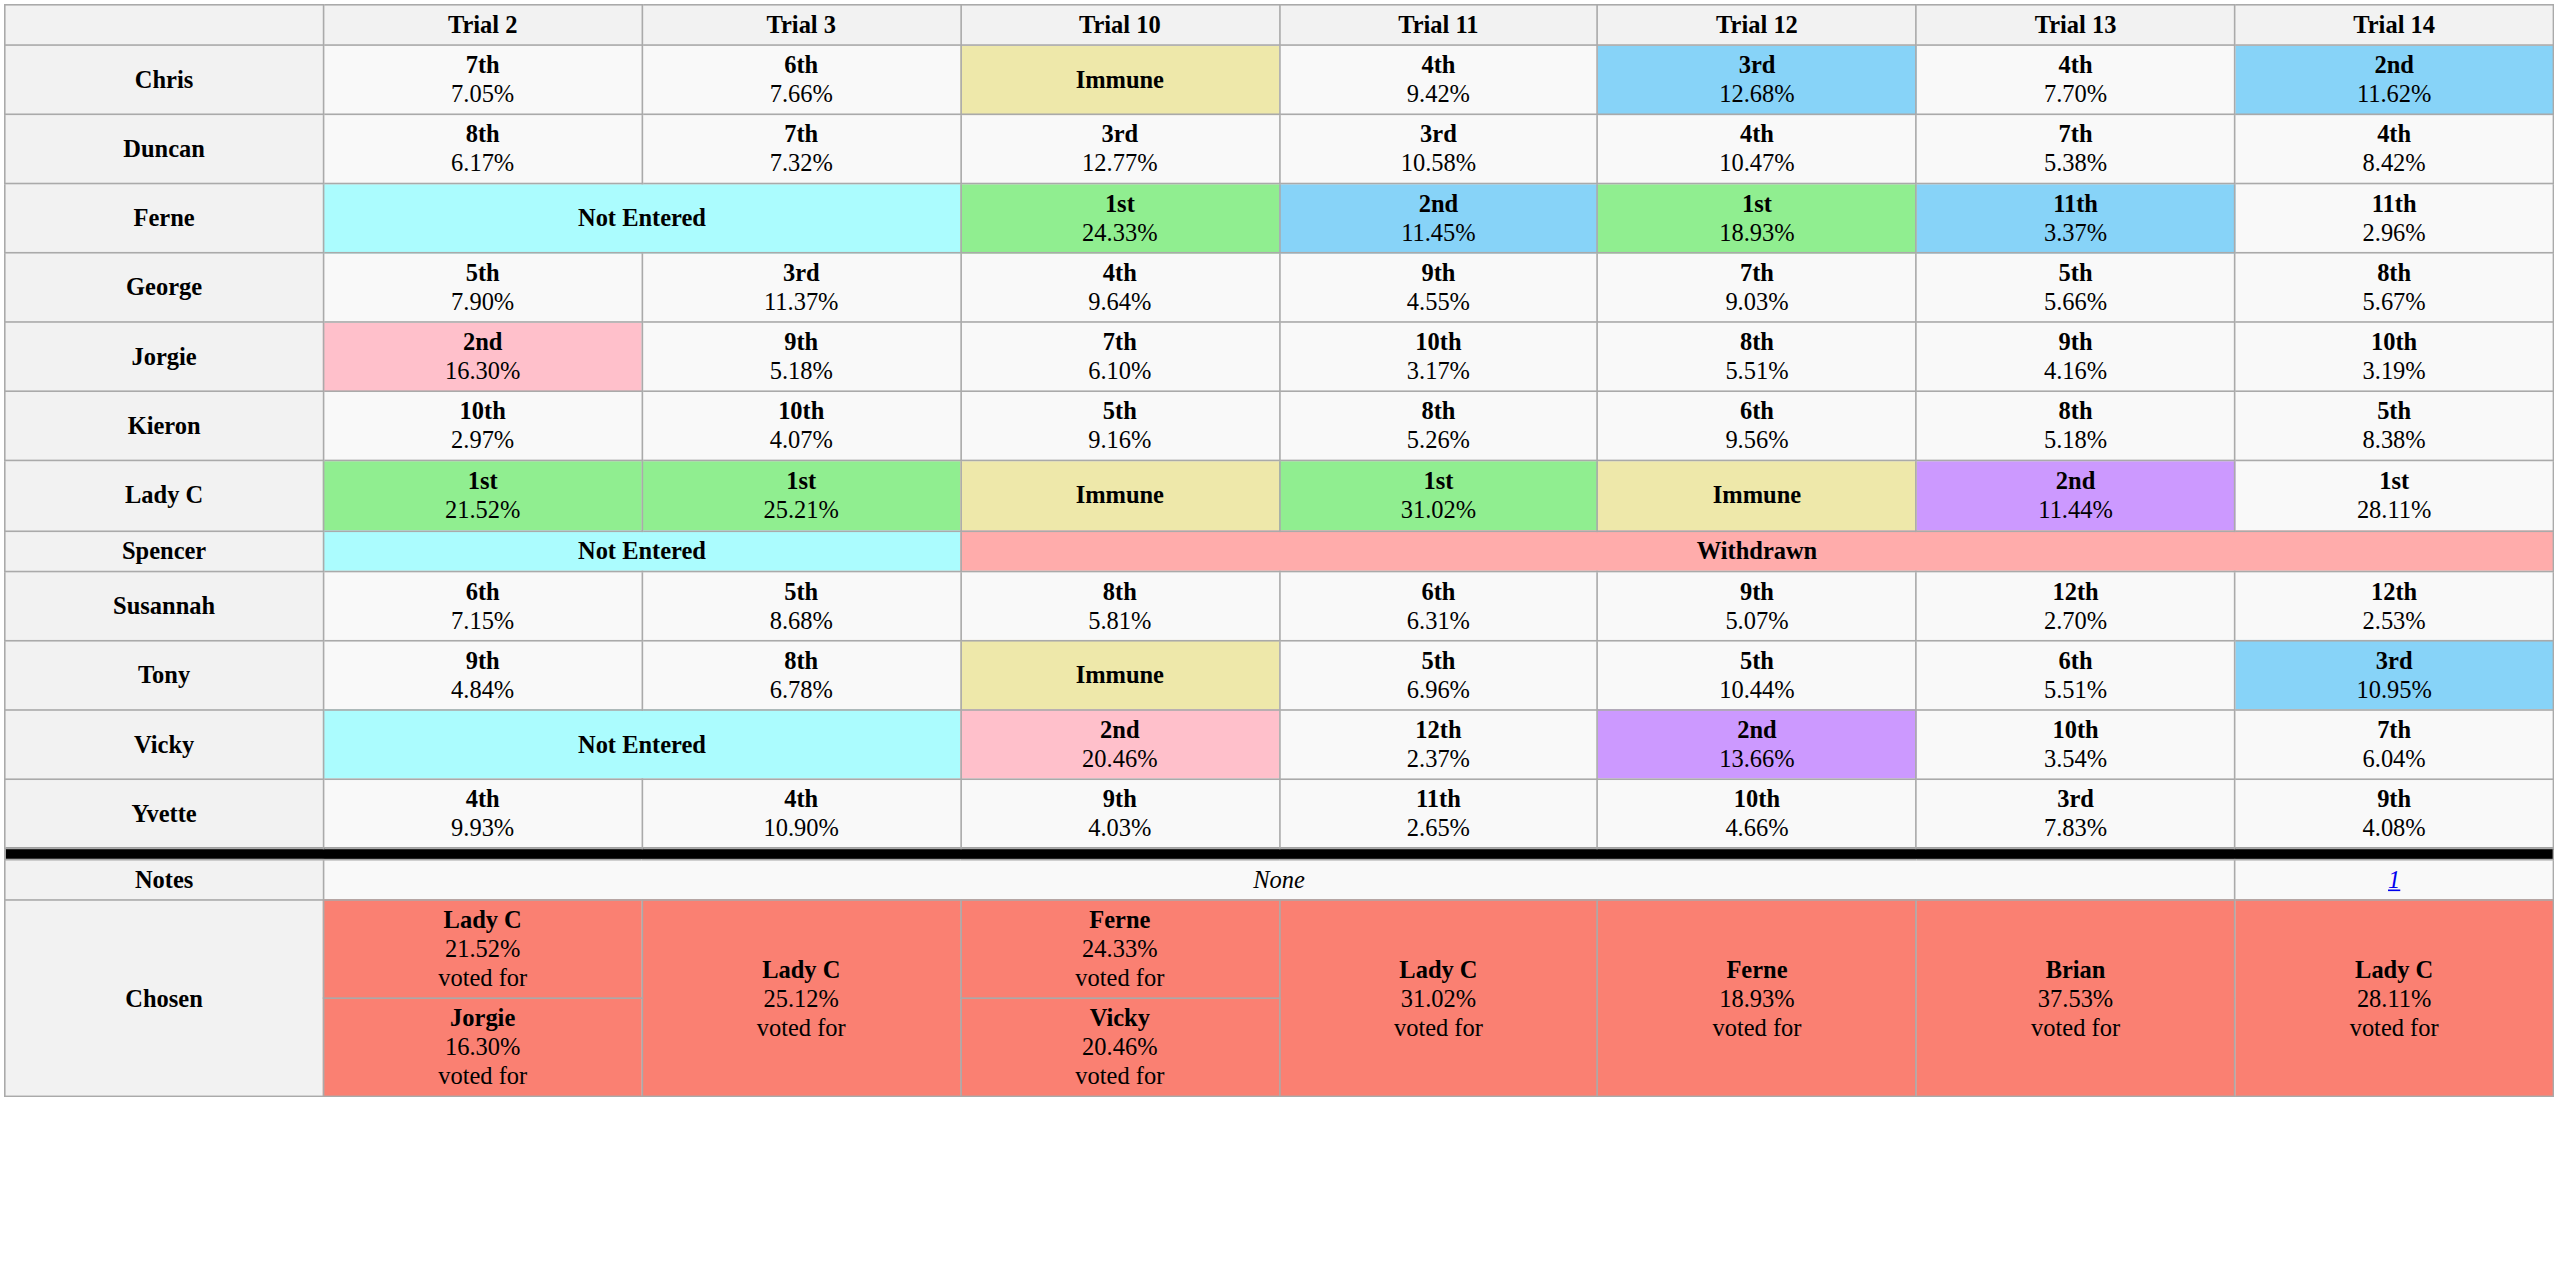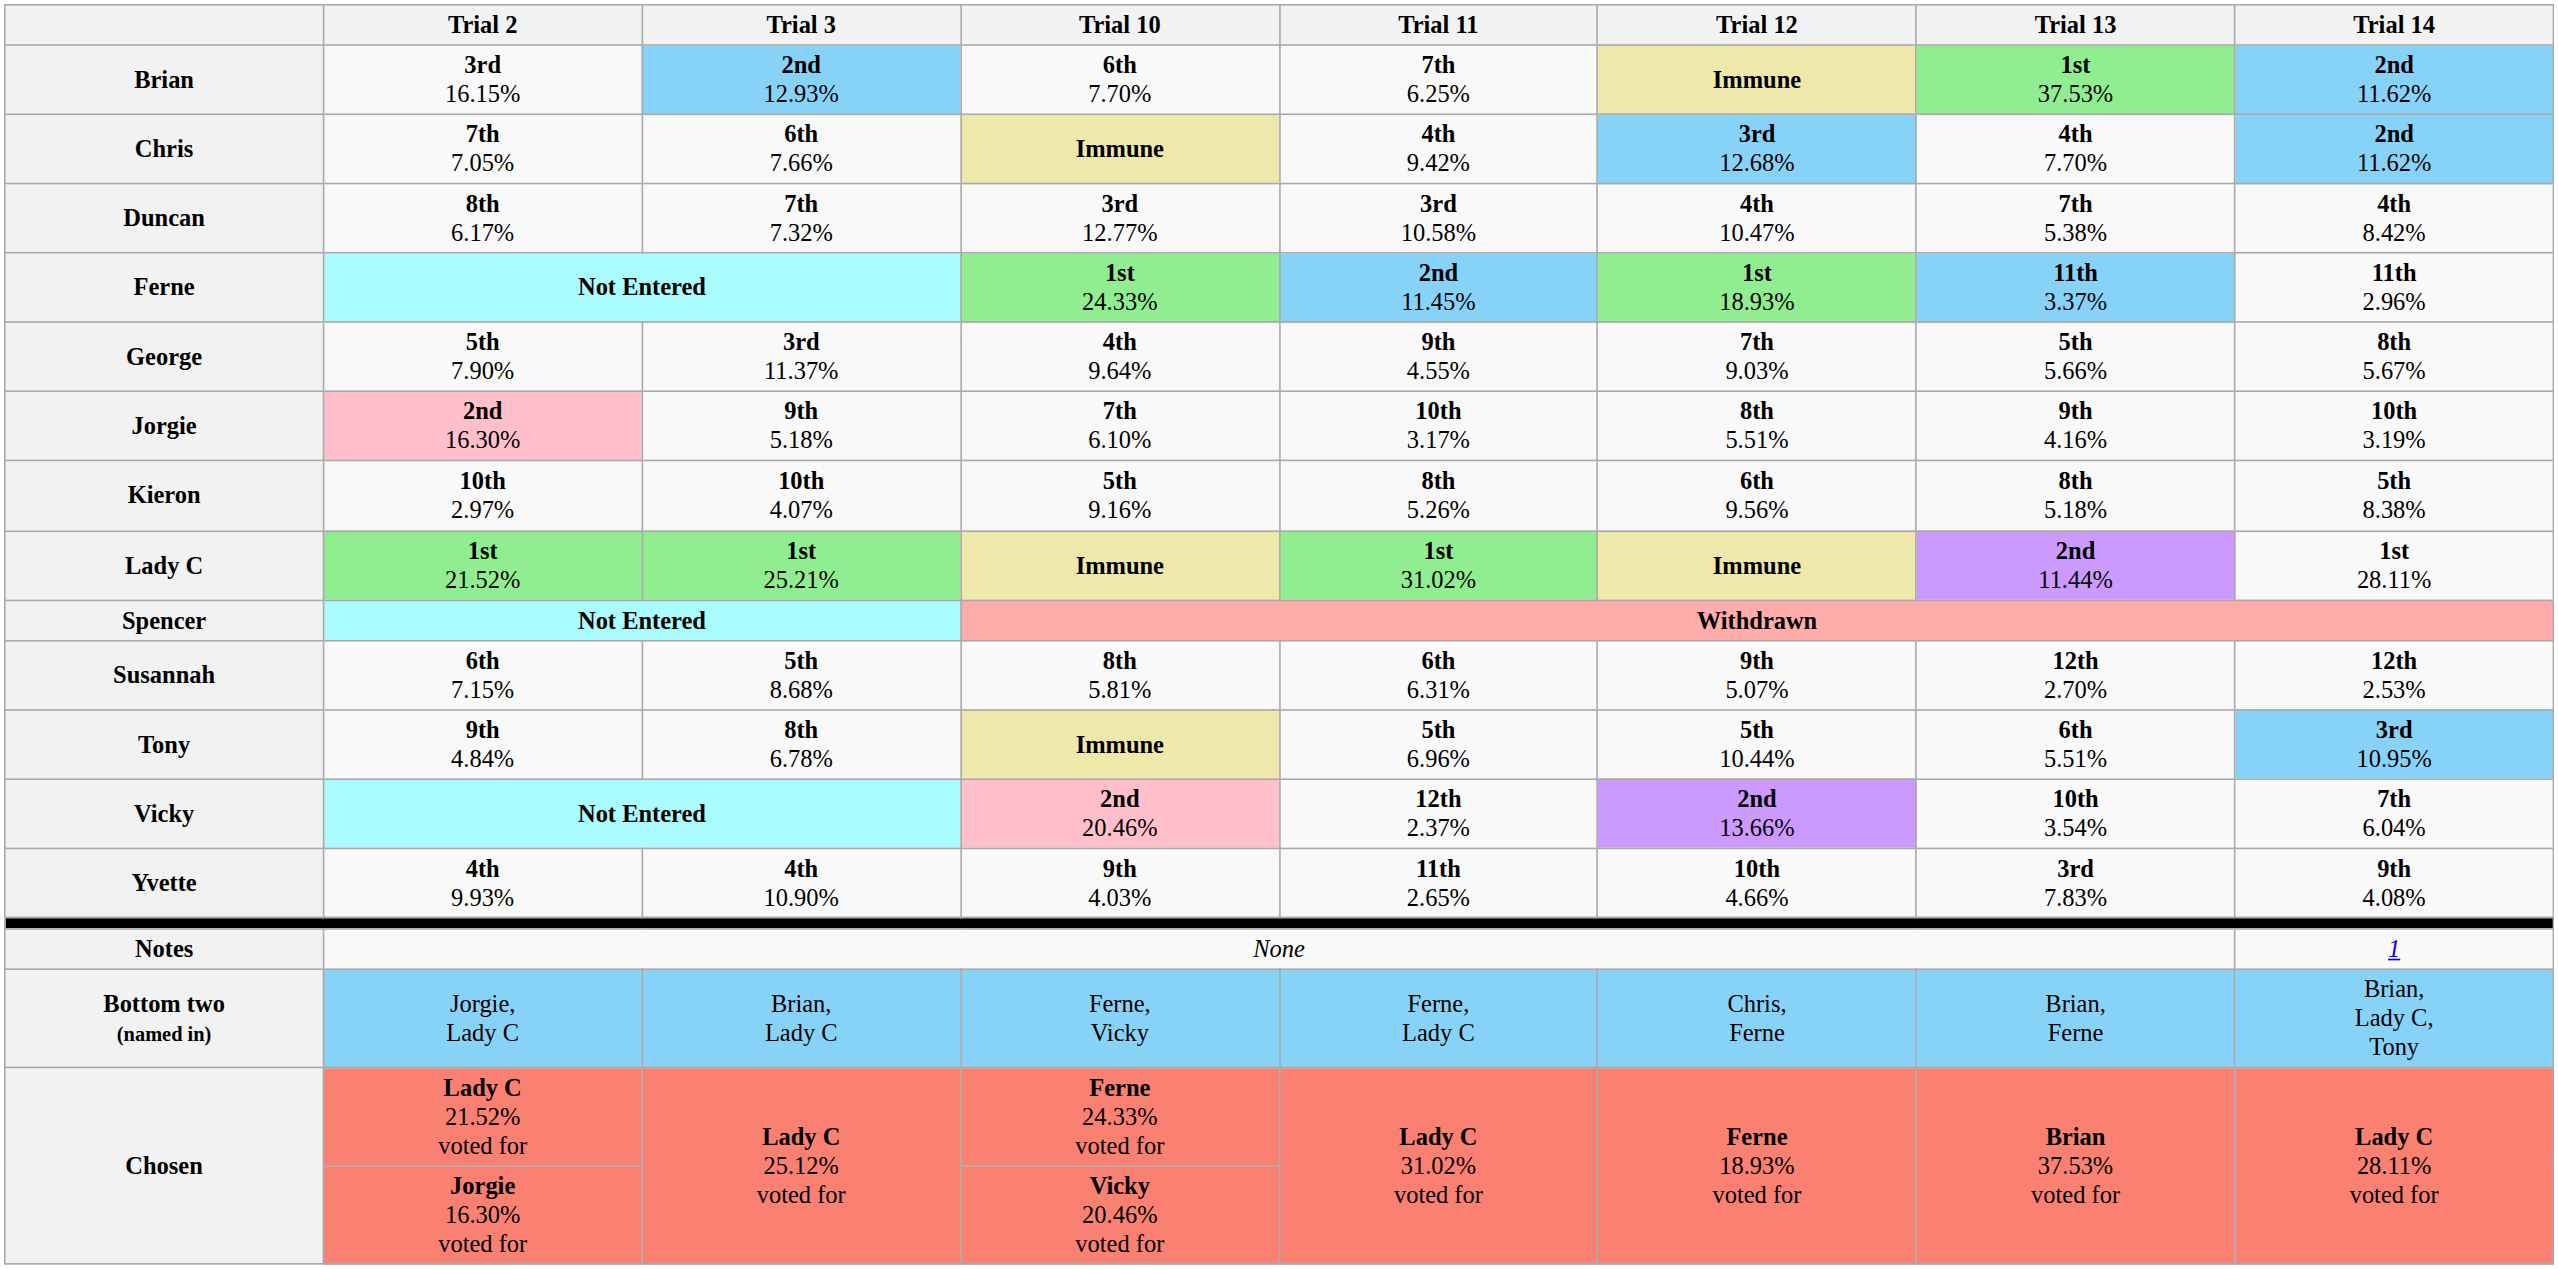+ row: (164, 79)
+ row: (164, 1018)
